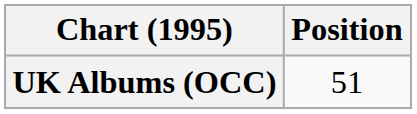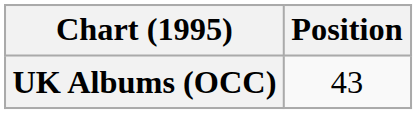(347, 81) 51 -> (347, 81) 43
